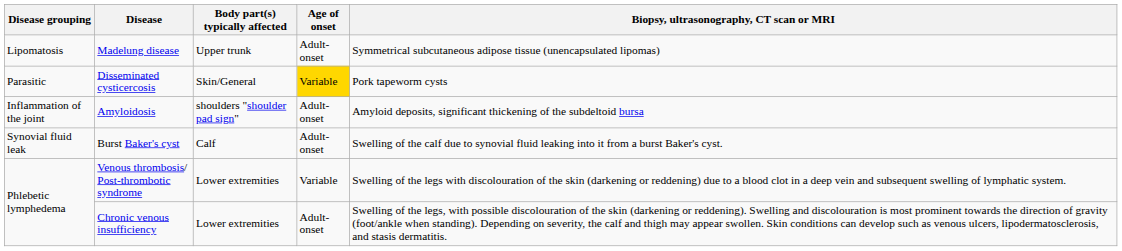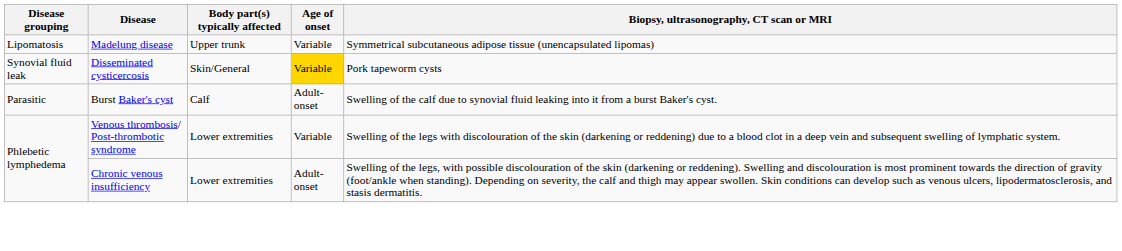(314, 50) Adult-onset -> (313, 44) Variable
(27, 81) Parasitic -> (39, 68) Synovial fluid leak
- row: (126, 112)
(39, 143) Synovial fluid leak -> (27, 99) Parasitic
